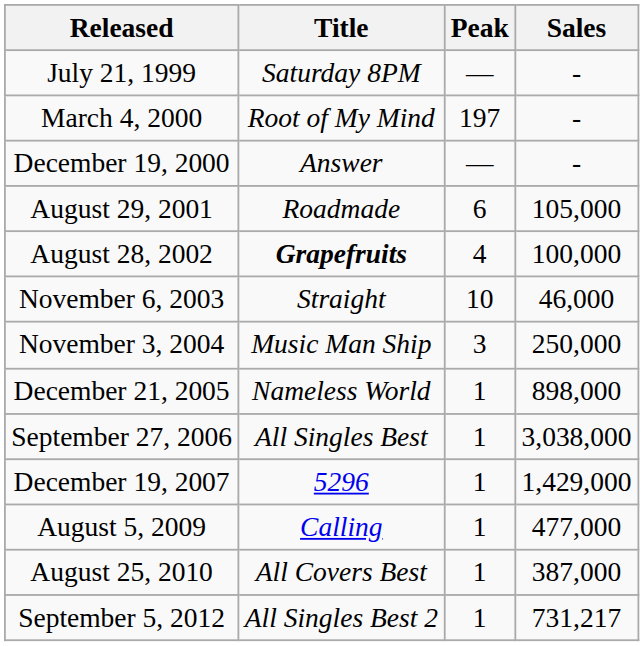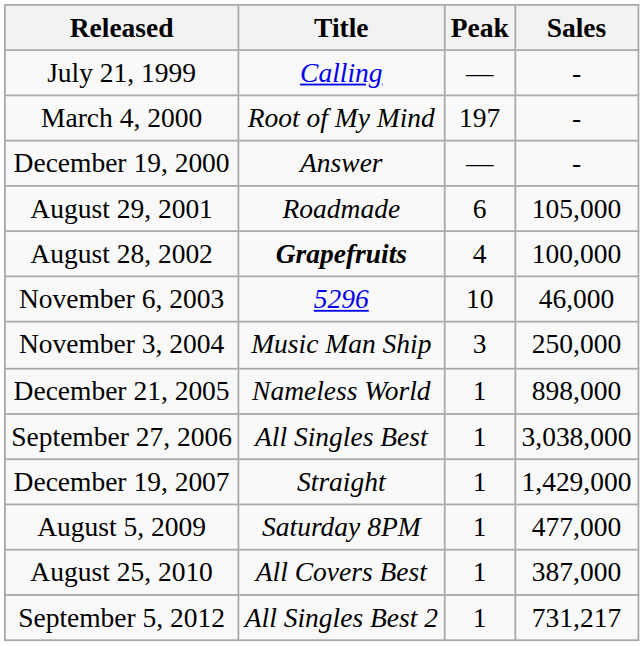(341, 72) Saturday 8PM -> (341, 72) Calling
(341, 299) Straight -> (341, 299) 5296
(341, 481) 5296 -> (341, 481) Straight
(341, 526) Calling -> (341, 526) Saturday 8PM
